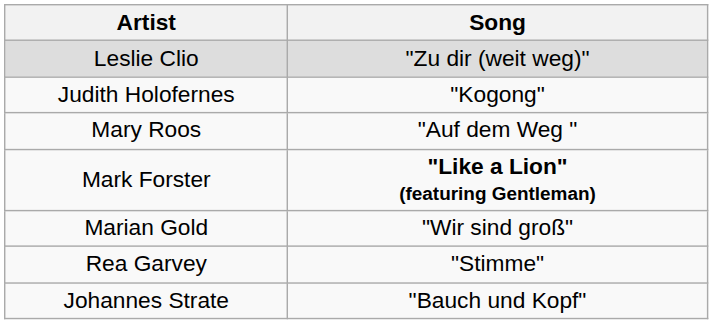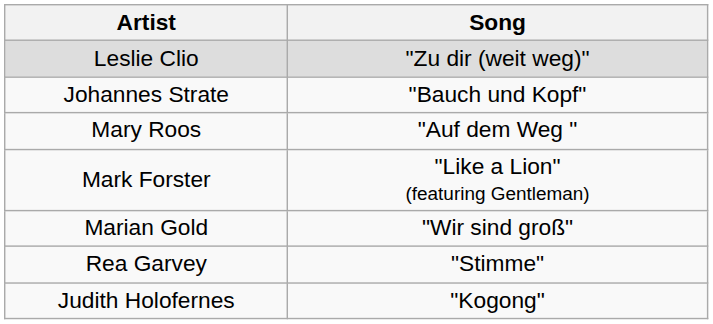rows swapped: (146, 300) <-> (146, 94)
(498, 179) bold -> (498, 179) normal
